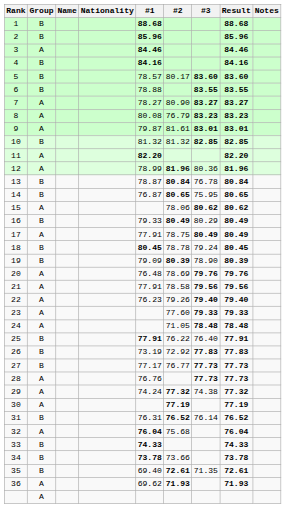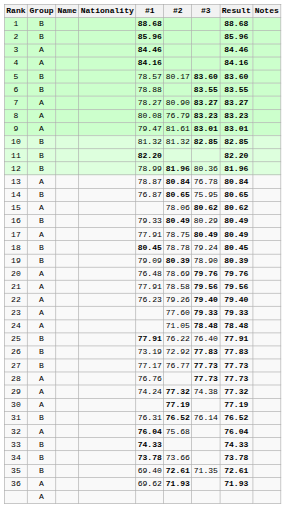(42, 63) B -> (42, 63) A
(150, 129) 79.87 -> (150, 129) 79.47
(42, 155) A -> (42, 155) B
(42, 169) A -> (42, 169) B
(42, 182) B -> (42, 182) A
